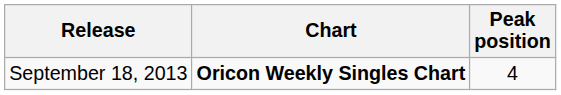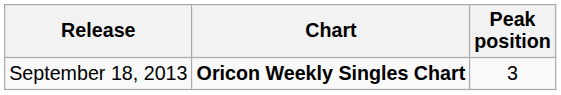(513, 73) 4 -> (513, 73) 3
